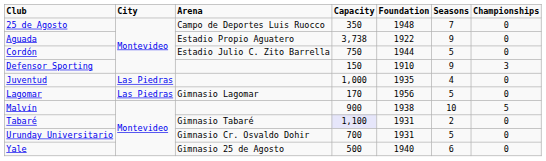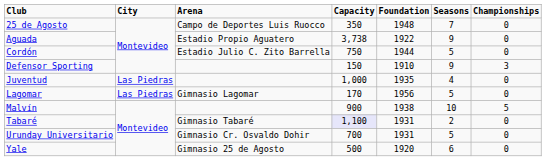(404, 149) 1940 -> (404, 149) 1920
